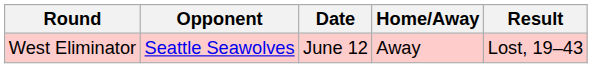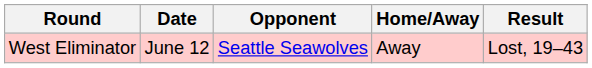columns swapped: (335, 18) <-> (220, 18)
